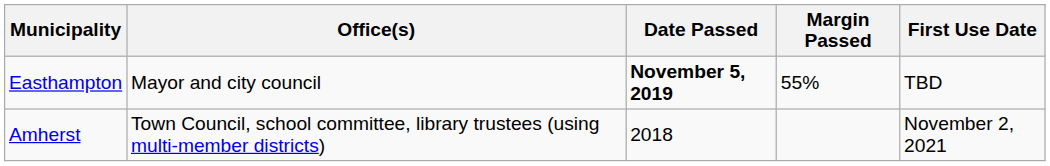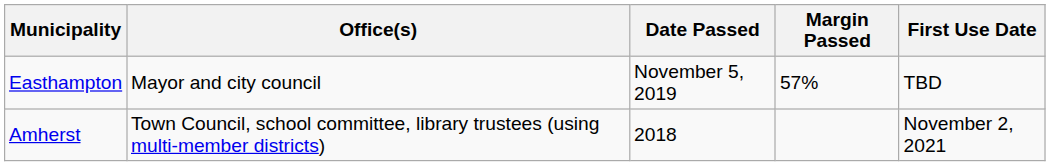(688, 82) bold -> (689, 82) normal
(800, 82) 55% -> (799, 82) 57%
